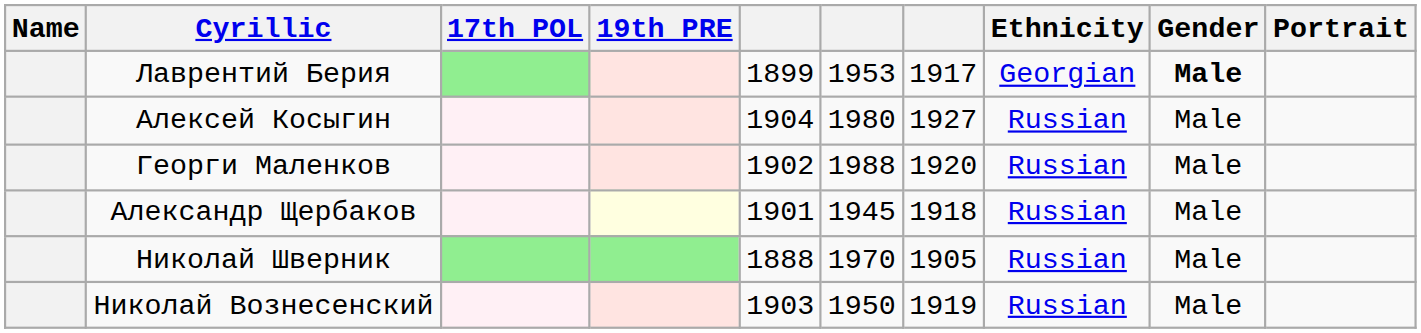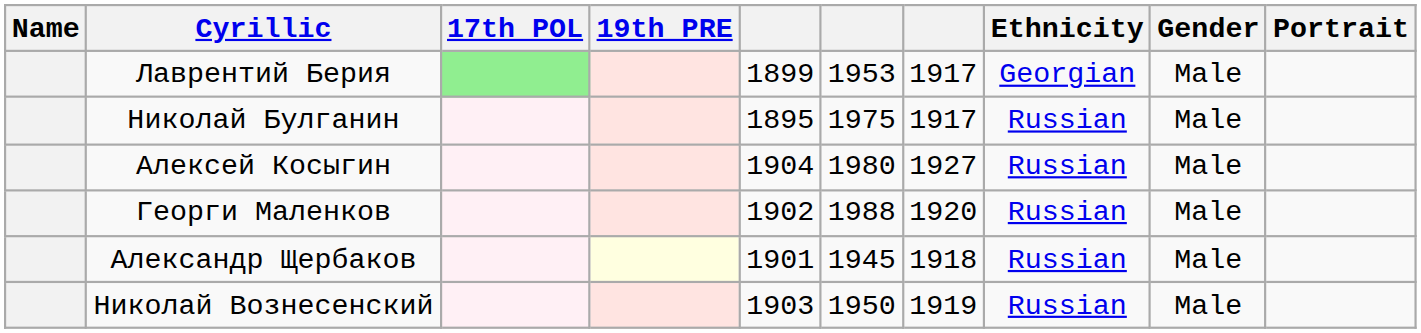(1208, 74) bold -> (1208, 74) normal
+ row: (263, 121)
- row: (263, 259)
